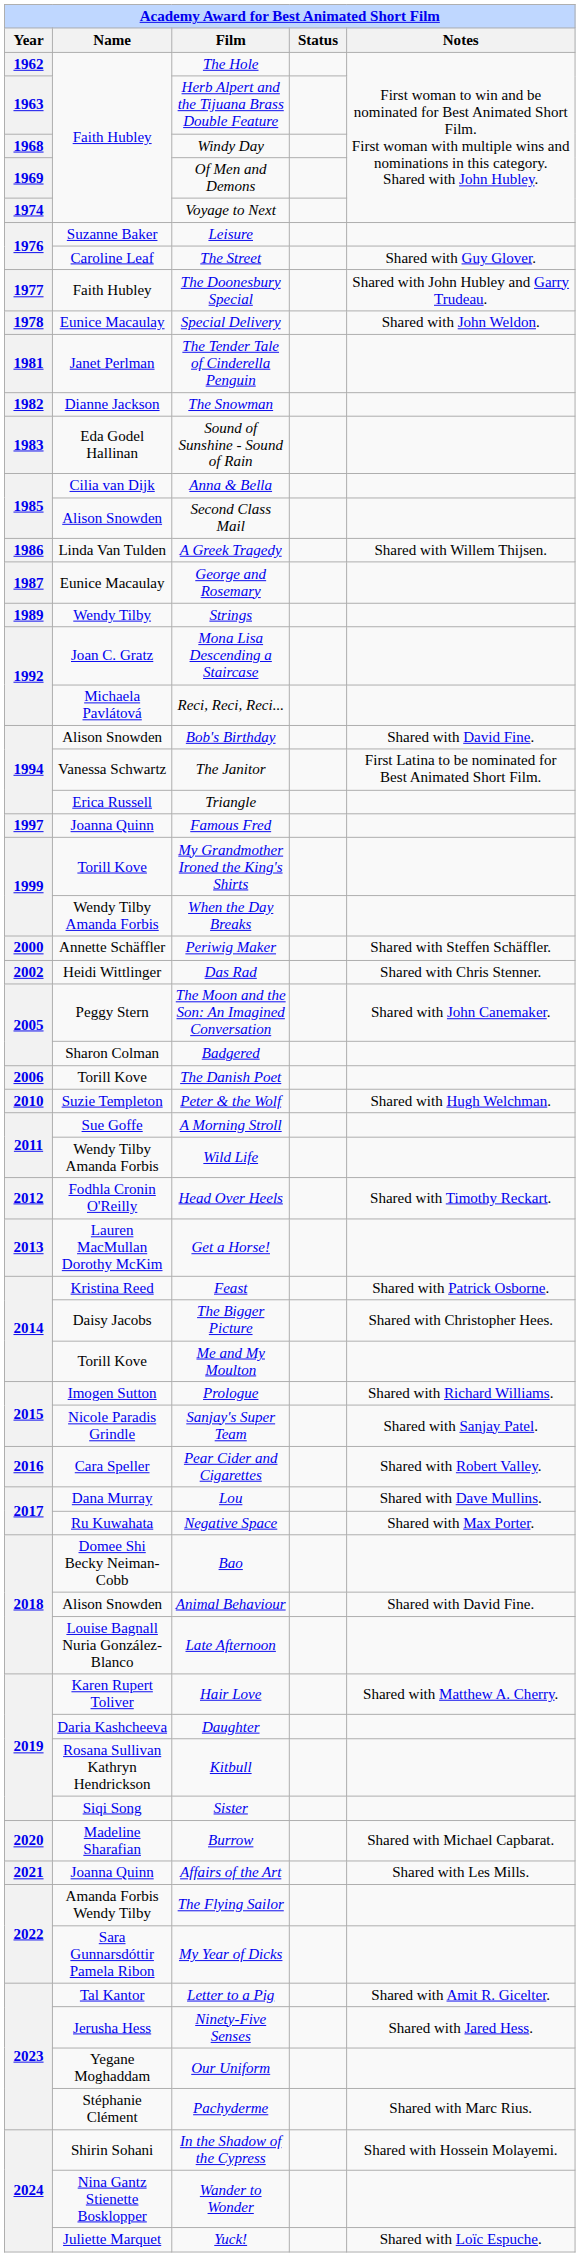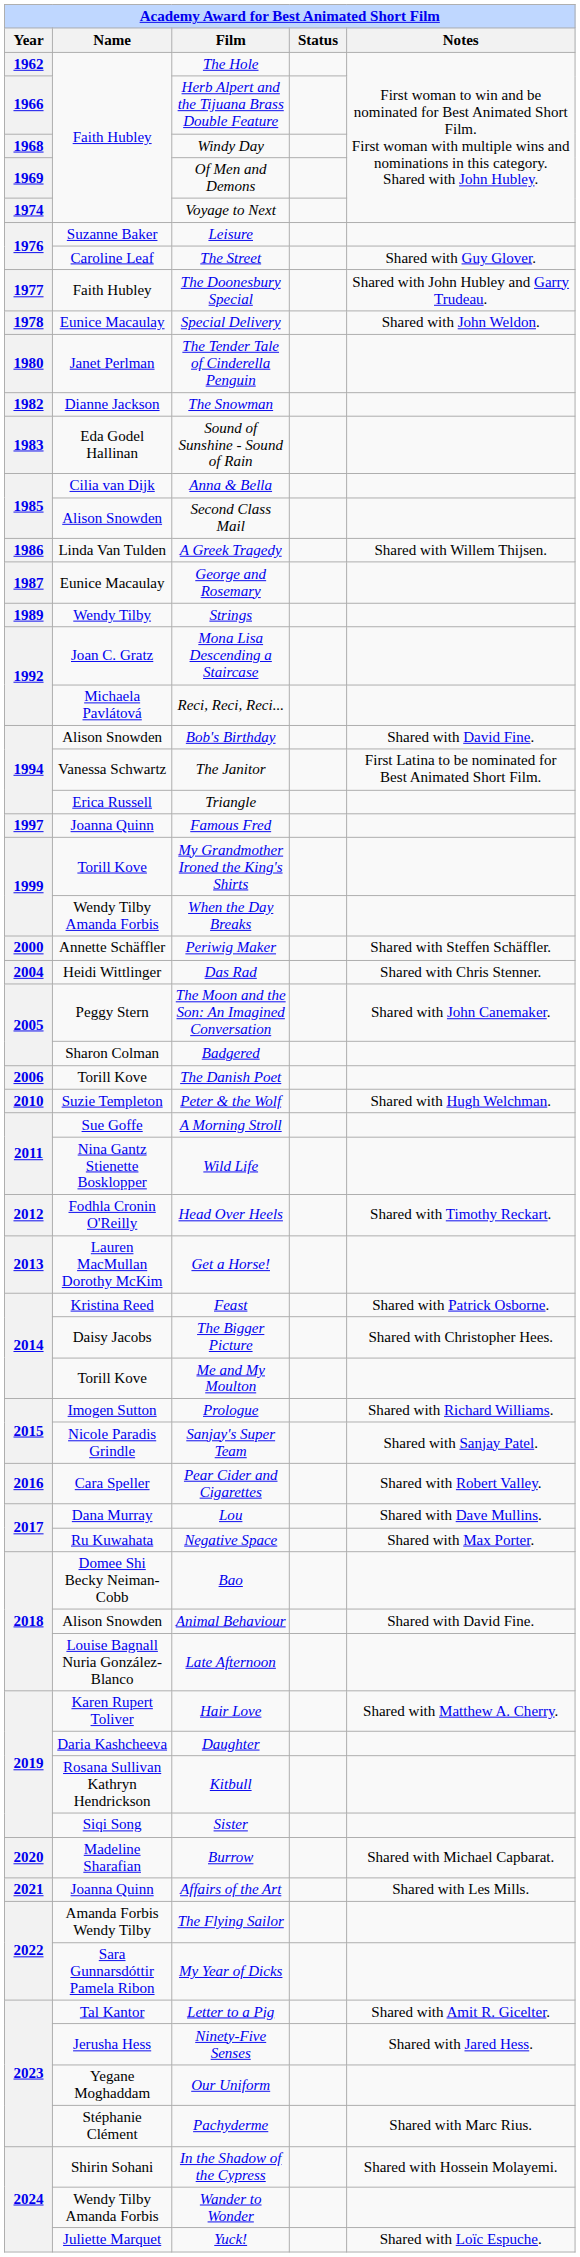(29, 104) 1963 -> (29, 104) 1966
(29, 363) 1981 -> (29, 363) 1980
(29, 971) 2002 -> (29, 971) 2004
(112, 1157) Wendy Tilby Amanda Forbis -> (112, 1165) Nina Gantz Stienette Bosklopper
(112, 2198) Nina Gantz Stienette Bosklopper -> (112, 2207) Wendy Tilby Amanda Forbis
